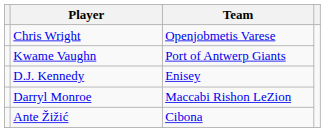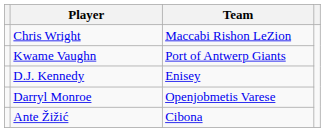(220, 35) Openjobmetis Varese -> (228, 35) Maccabi Rishon LeZion
(228, 96) Maccabi Rishon LeZion -> (220, 96) Openjobmetis Varese
